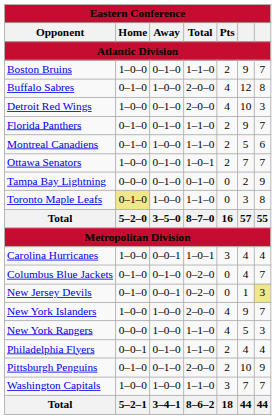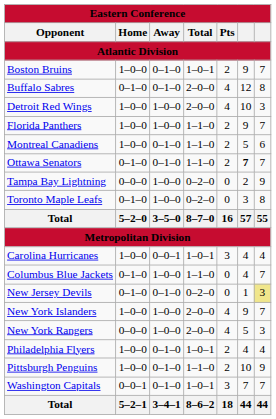(200, 69) 1–1–0 -> (200, 69) 1–0–1
(167, 87) 1–0–0 -> (167, 87) 0–1–0
(167, 106) 0–1–0 -> (167, 106) 1–0–0
(133, 125) 0–1–0 -> (133, 125) 1–0–0
(167, 125) 0–1–0 -> (167, 125) 1–0–0
(133, 143) 0–1–0 -> (133, 143) 1–0–0
(167, 143) 1–0–0 -> (167, 143) 0–1–0
(133, 162) 1–0–0 -> (133, 162) 0–1–0
(200, 162) 1–0–1 -> (200, 162) 1–1–0
(246, 162) normal -> (246, 162) bold
(167, 181) 0–1–0 -> (167, 181) 1–0–0
(200, 181) 0–1–0 -> (200, 181) 0–2–0
(133, 199) khaki background -> (133, 199) no background
(200, 199) 1–1–0 -> (200, 199) 0–2–0
(167, 274) 0–1–0 -> (167, 274) 1–0–0
(200, 274) 0–2–0 -> (200, 274) 1–1–0
(167, 292) 0–0–1 -> (167, 292) 0–1–0
(200, 329) 1–1–0 -> (200, 329) 2–0–0
(133, 348) 0–0–1 -> (133, 348) 1–0–0
(200, 348) 1–1–0 -> (200, 348) 1–0–1
(133, 367) 0–1–0 -> (133, 367) 1–0–0
(200, 367) 2–0–0 -> (200, 367) 1–1–0
(133, 385) 1–0–0 -> (133, 385) 0–0–1
(167, 385) 1–0–0 -> (167, 385) 0–1–0
(200, 385) 1–1–0 -> (200, 385) 1–0–1
